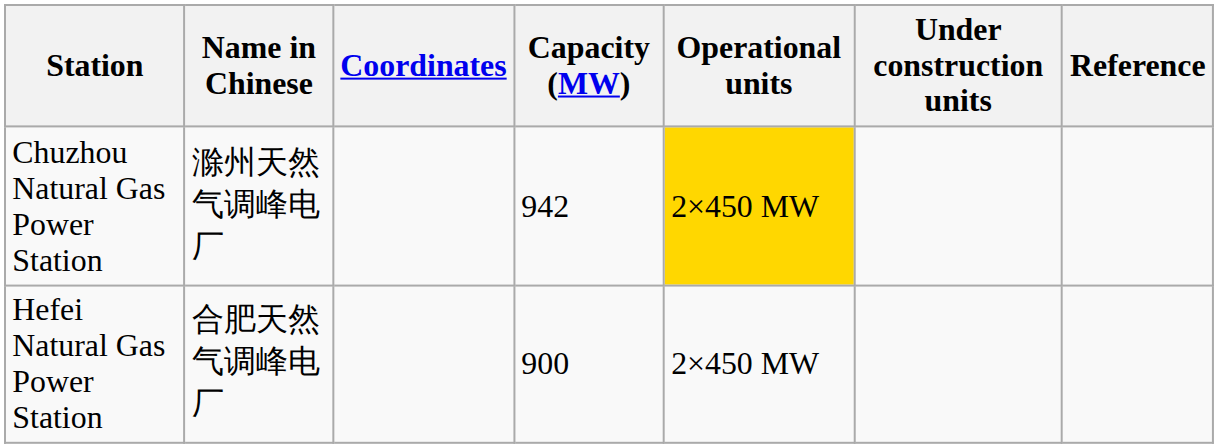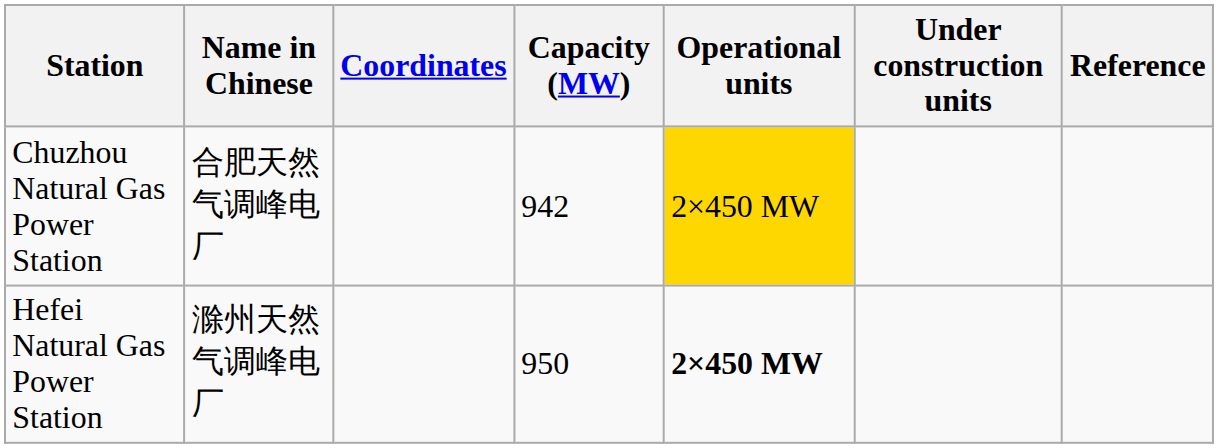(256, 204) 滁州天然气调峰电厂 -> (256, 204) 合肥天然气调峰电厂
(256, 362) 合肥天然气调峰电厂 -> (256, 362) 滁州天然气调峰电厂
(545, 363) 900 -> (545, 363) 950
(745, 363) normal -> (747, 363) bold
